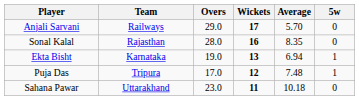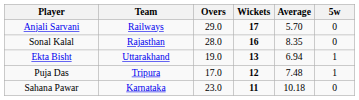(146, 57) Karnataka -> (146, 57) Uttarakhand
(146, 88) Uttarakhand -> (146, 88) Karnataka
